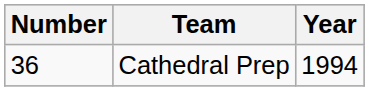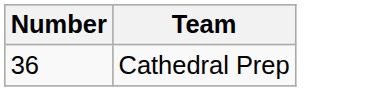- column: (330, 24)
